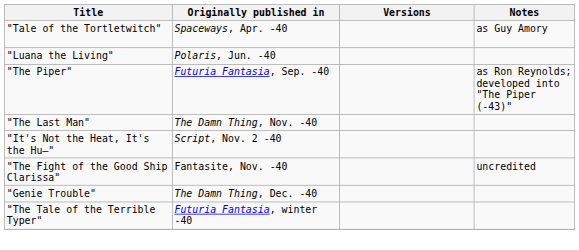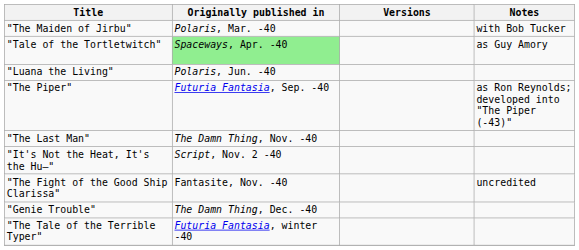+ row: (69, 29)
(231, 29) no background -> (231, 45) lightgreen background
